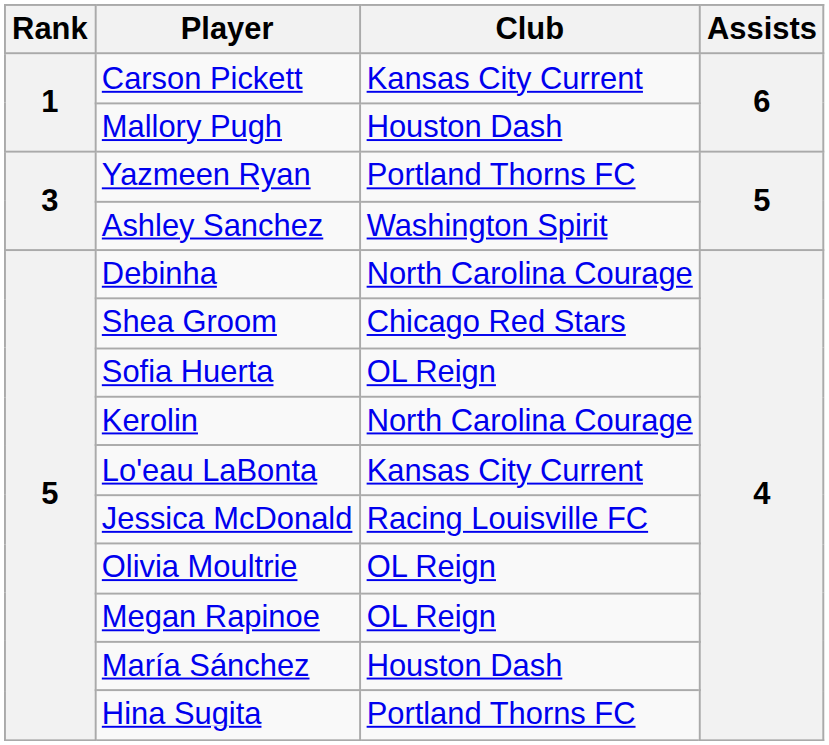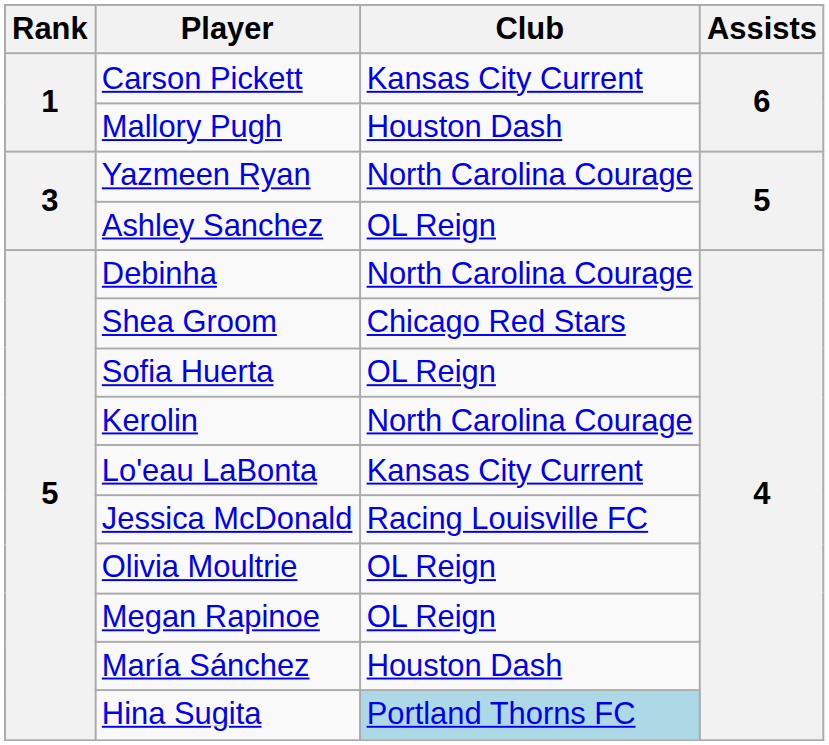(501, 175) Portland Thorns FC -> (530, 175) North Carolina Courage
(487, 224) Washington Spirit -> (431, 224) OL Reign
(501, 714) no background -> (501, 714) lightblue background
